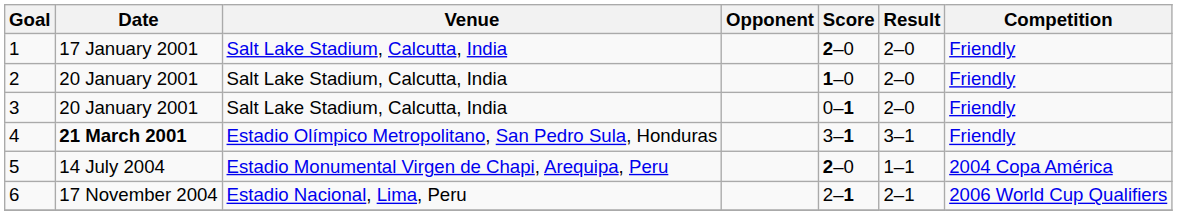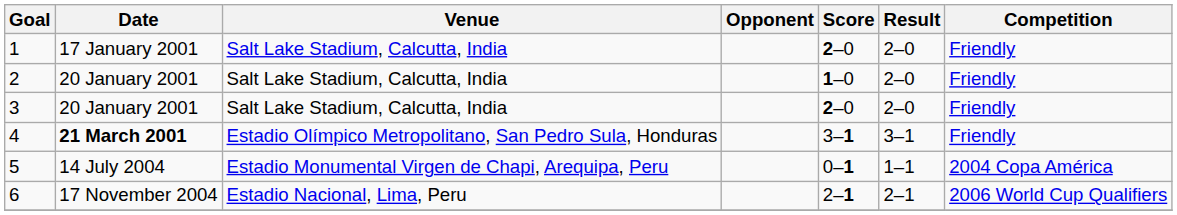(838, 107) 0–1 -> (838, 107) 2–0
(838, 166) 2–0 -> (838, 166) 0–1
